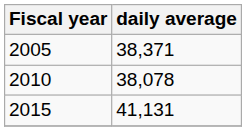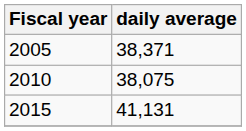(145, 79) 38,078 -> (145, 79) 38,075
